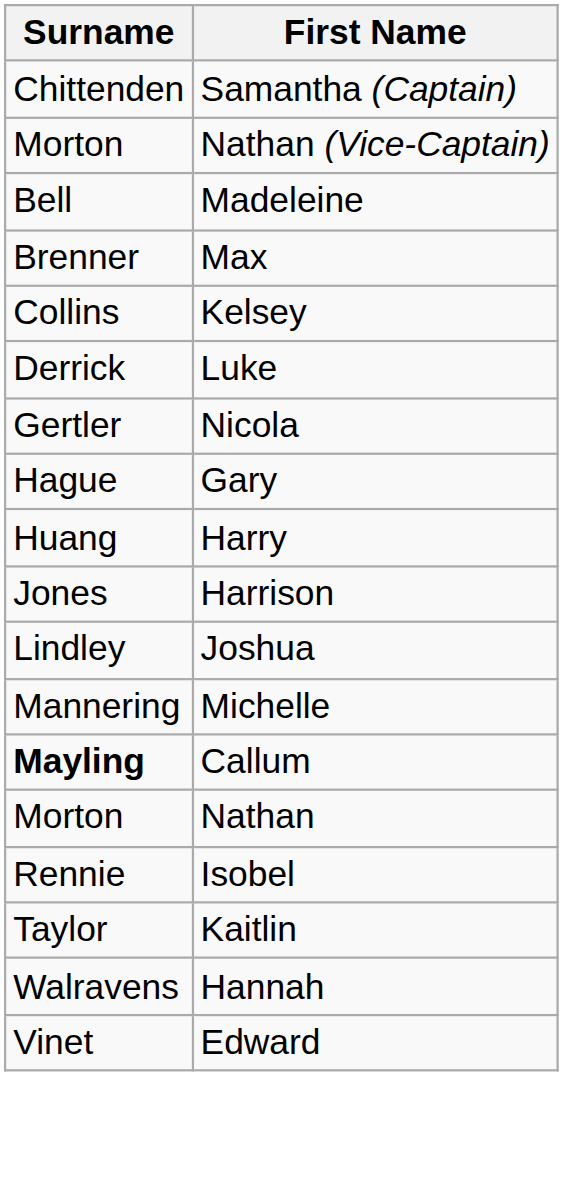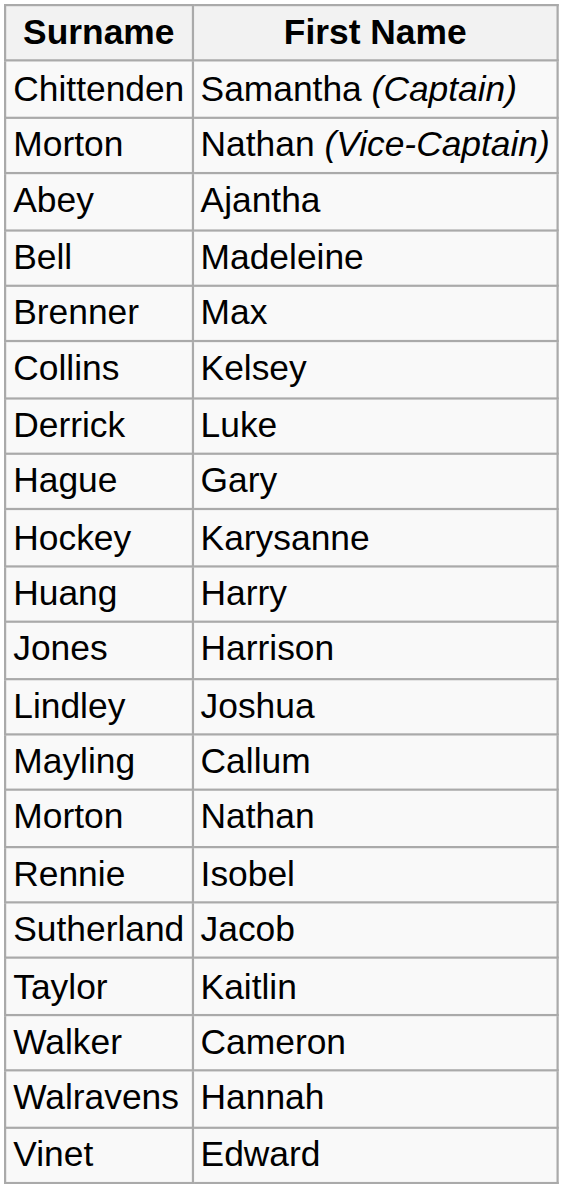+ row: (261, 200)
- row: (250, 425)
+ row: (285, 537)
- row: (265, 705)
(79, 761) bold -> (74, 761) normal
+ row: (248, 929)
+ row: (273, 1041)
